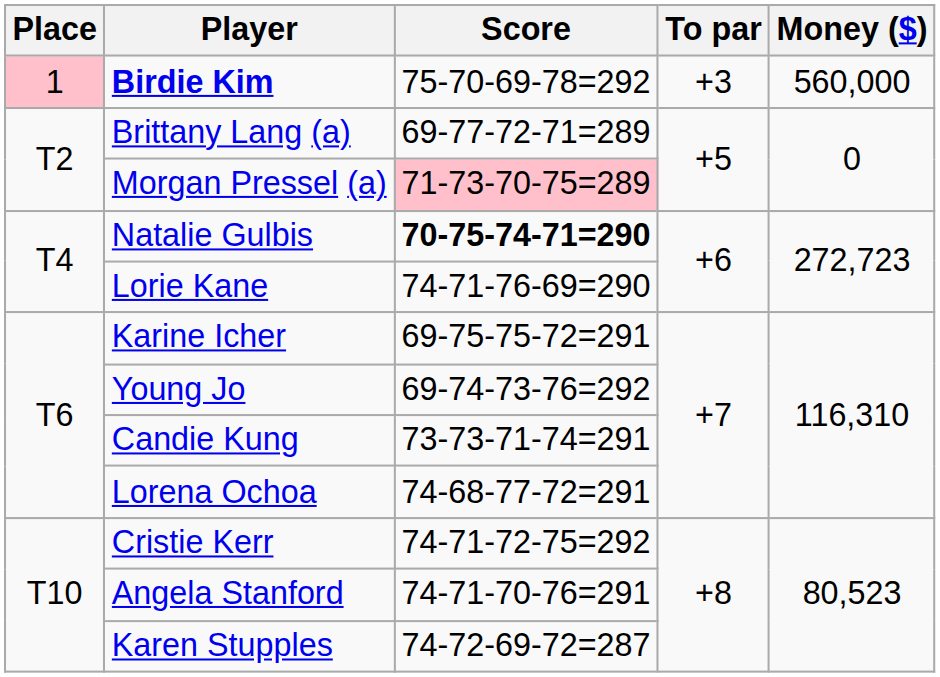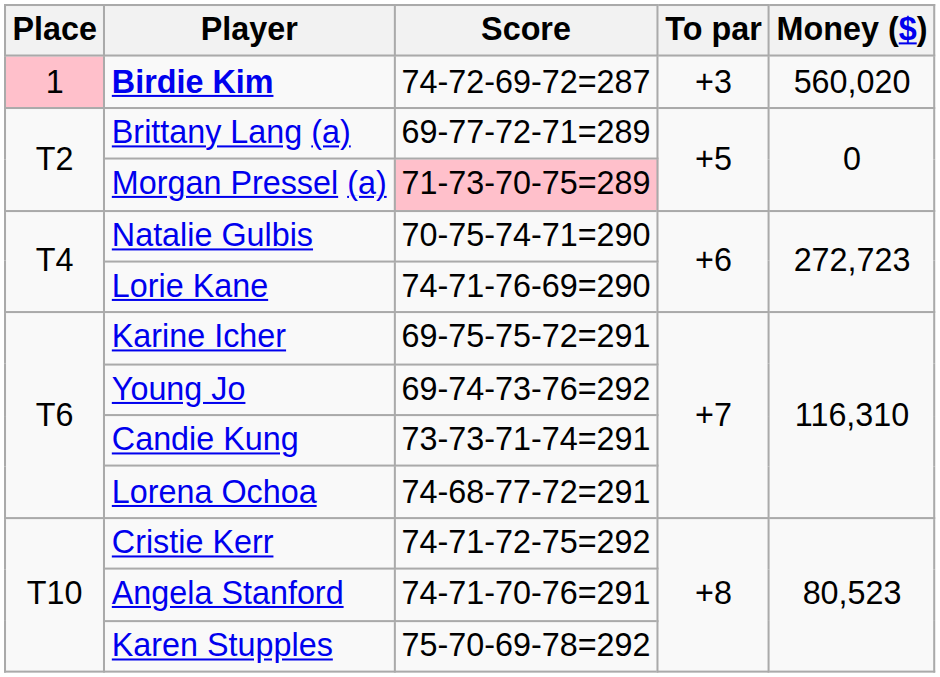(526, 81) 75-70-69-78=292 -> (526, 81) 74-72-69-72=287
(852, 81) 560,000 -> (852, 81) 560,020
(526, 235) bold -> (526, 235) normal
(526, 645) 74-72-69-72=287 -> (526, 645) 75-70-69-78=292
